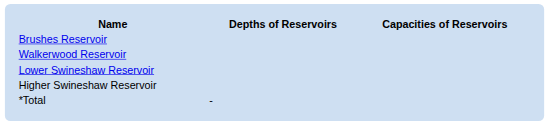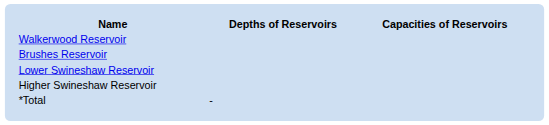rows swapped: (72, 55) <-> (63, 39)
